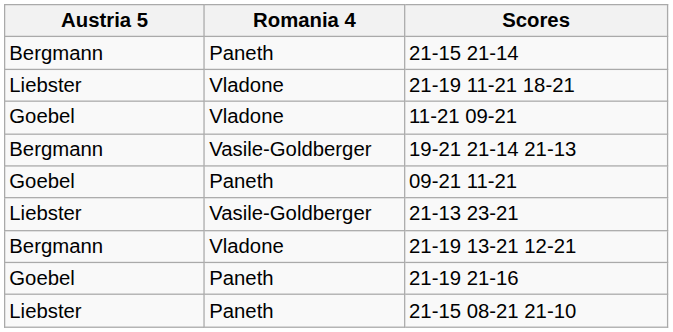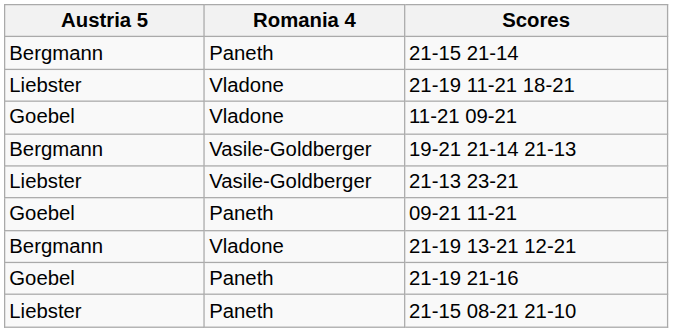rows swapped: (463, 181) <-> (464, 213)
